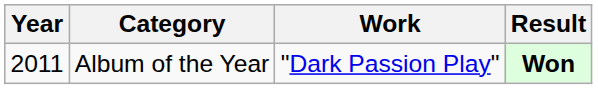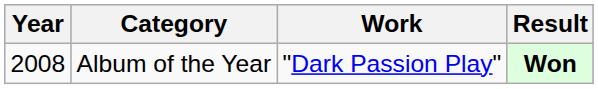(37, 63) 2011 -> (38, 63) 2008
